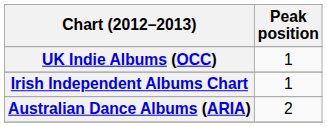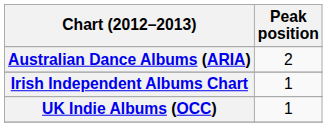rows swapped: (129, 109) <-> (129, 59)
